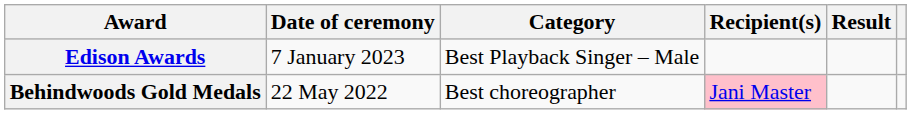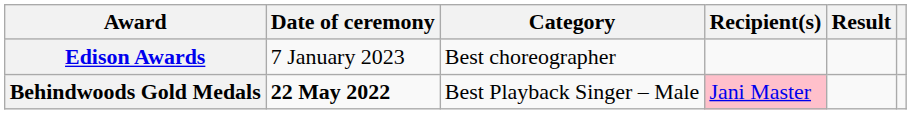(572, 56) Best Playback Singer – Male -> (530, 56) Best choreographer
(329, 91) normal -> (330, 91) bold
(530, 91) Best choreographer -> (572, 91) Best Playback Singer – Male
